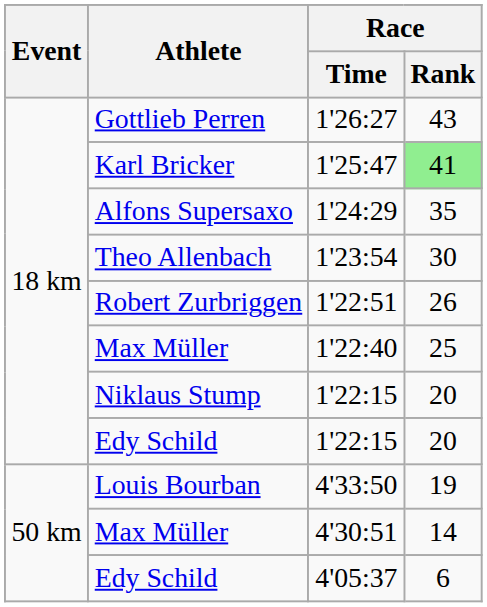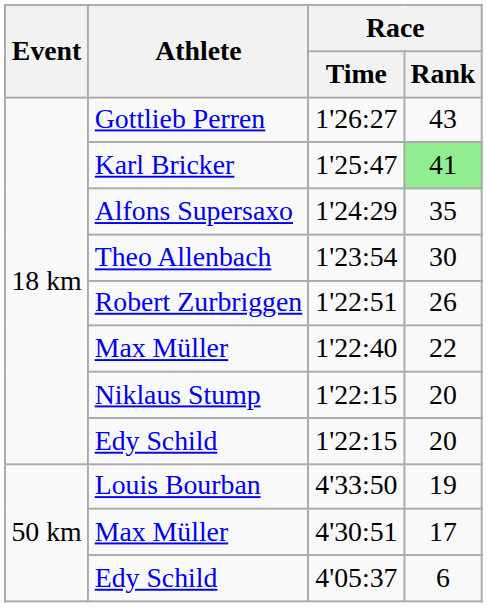(443, 348) 25 -> (443, 348) 22
(443, 532) 14 -> (443, 532) 17
